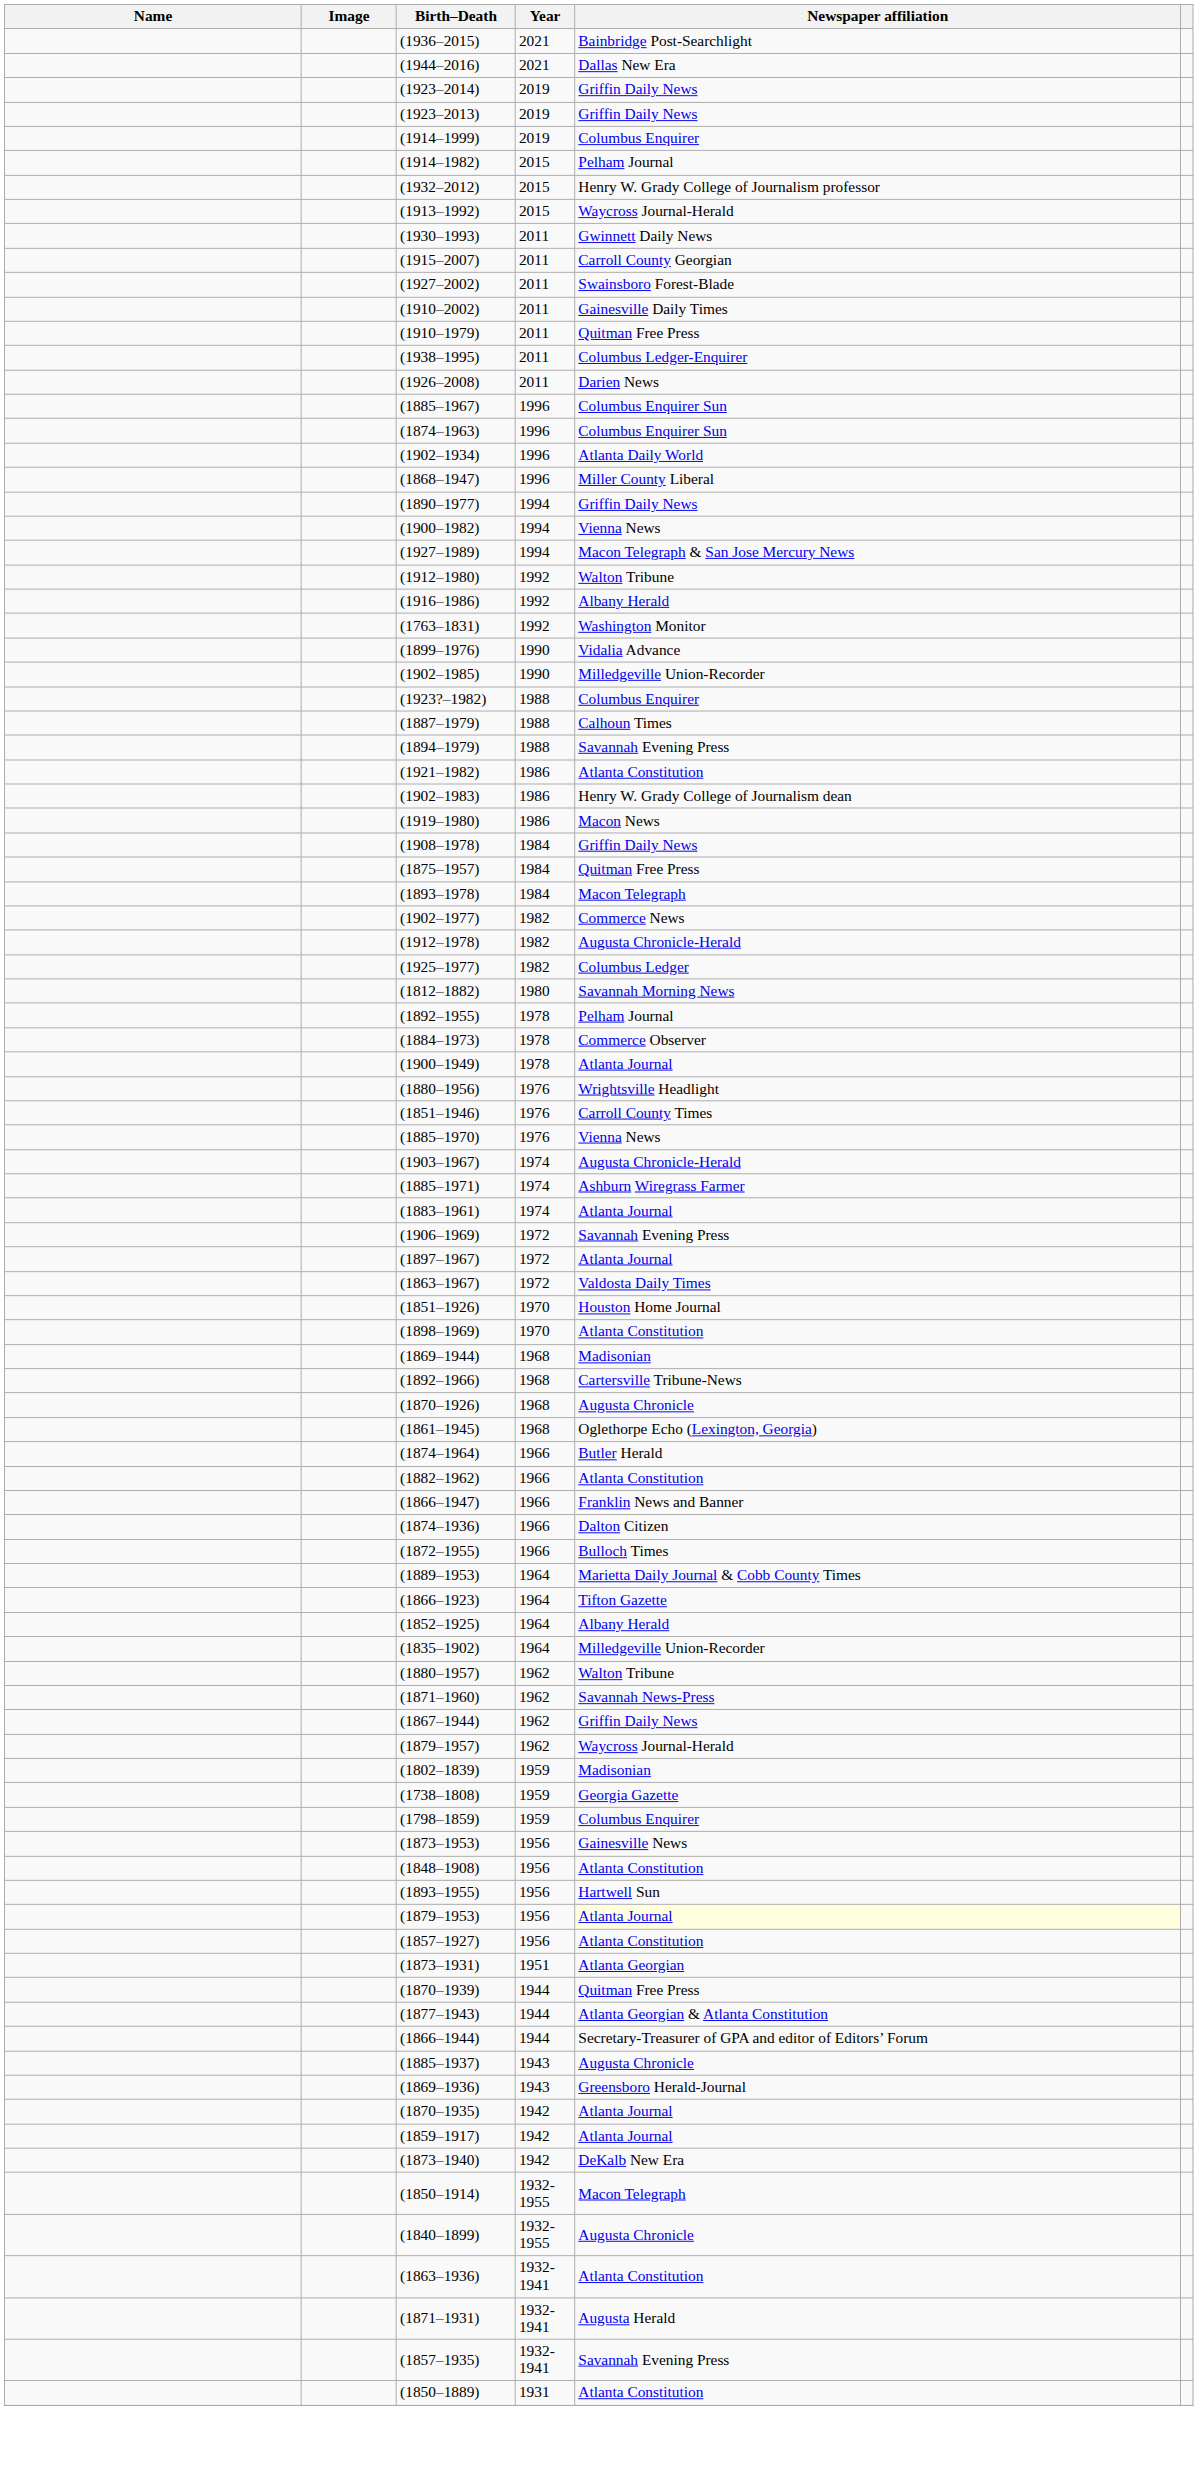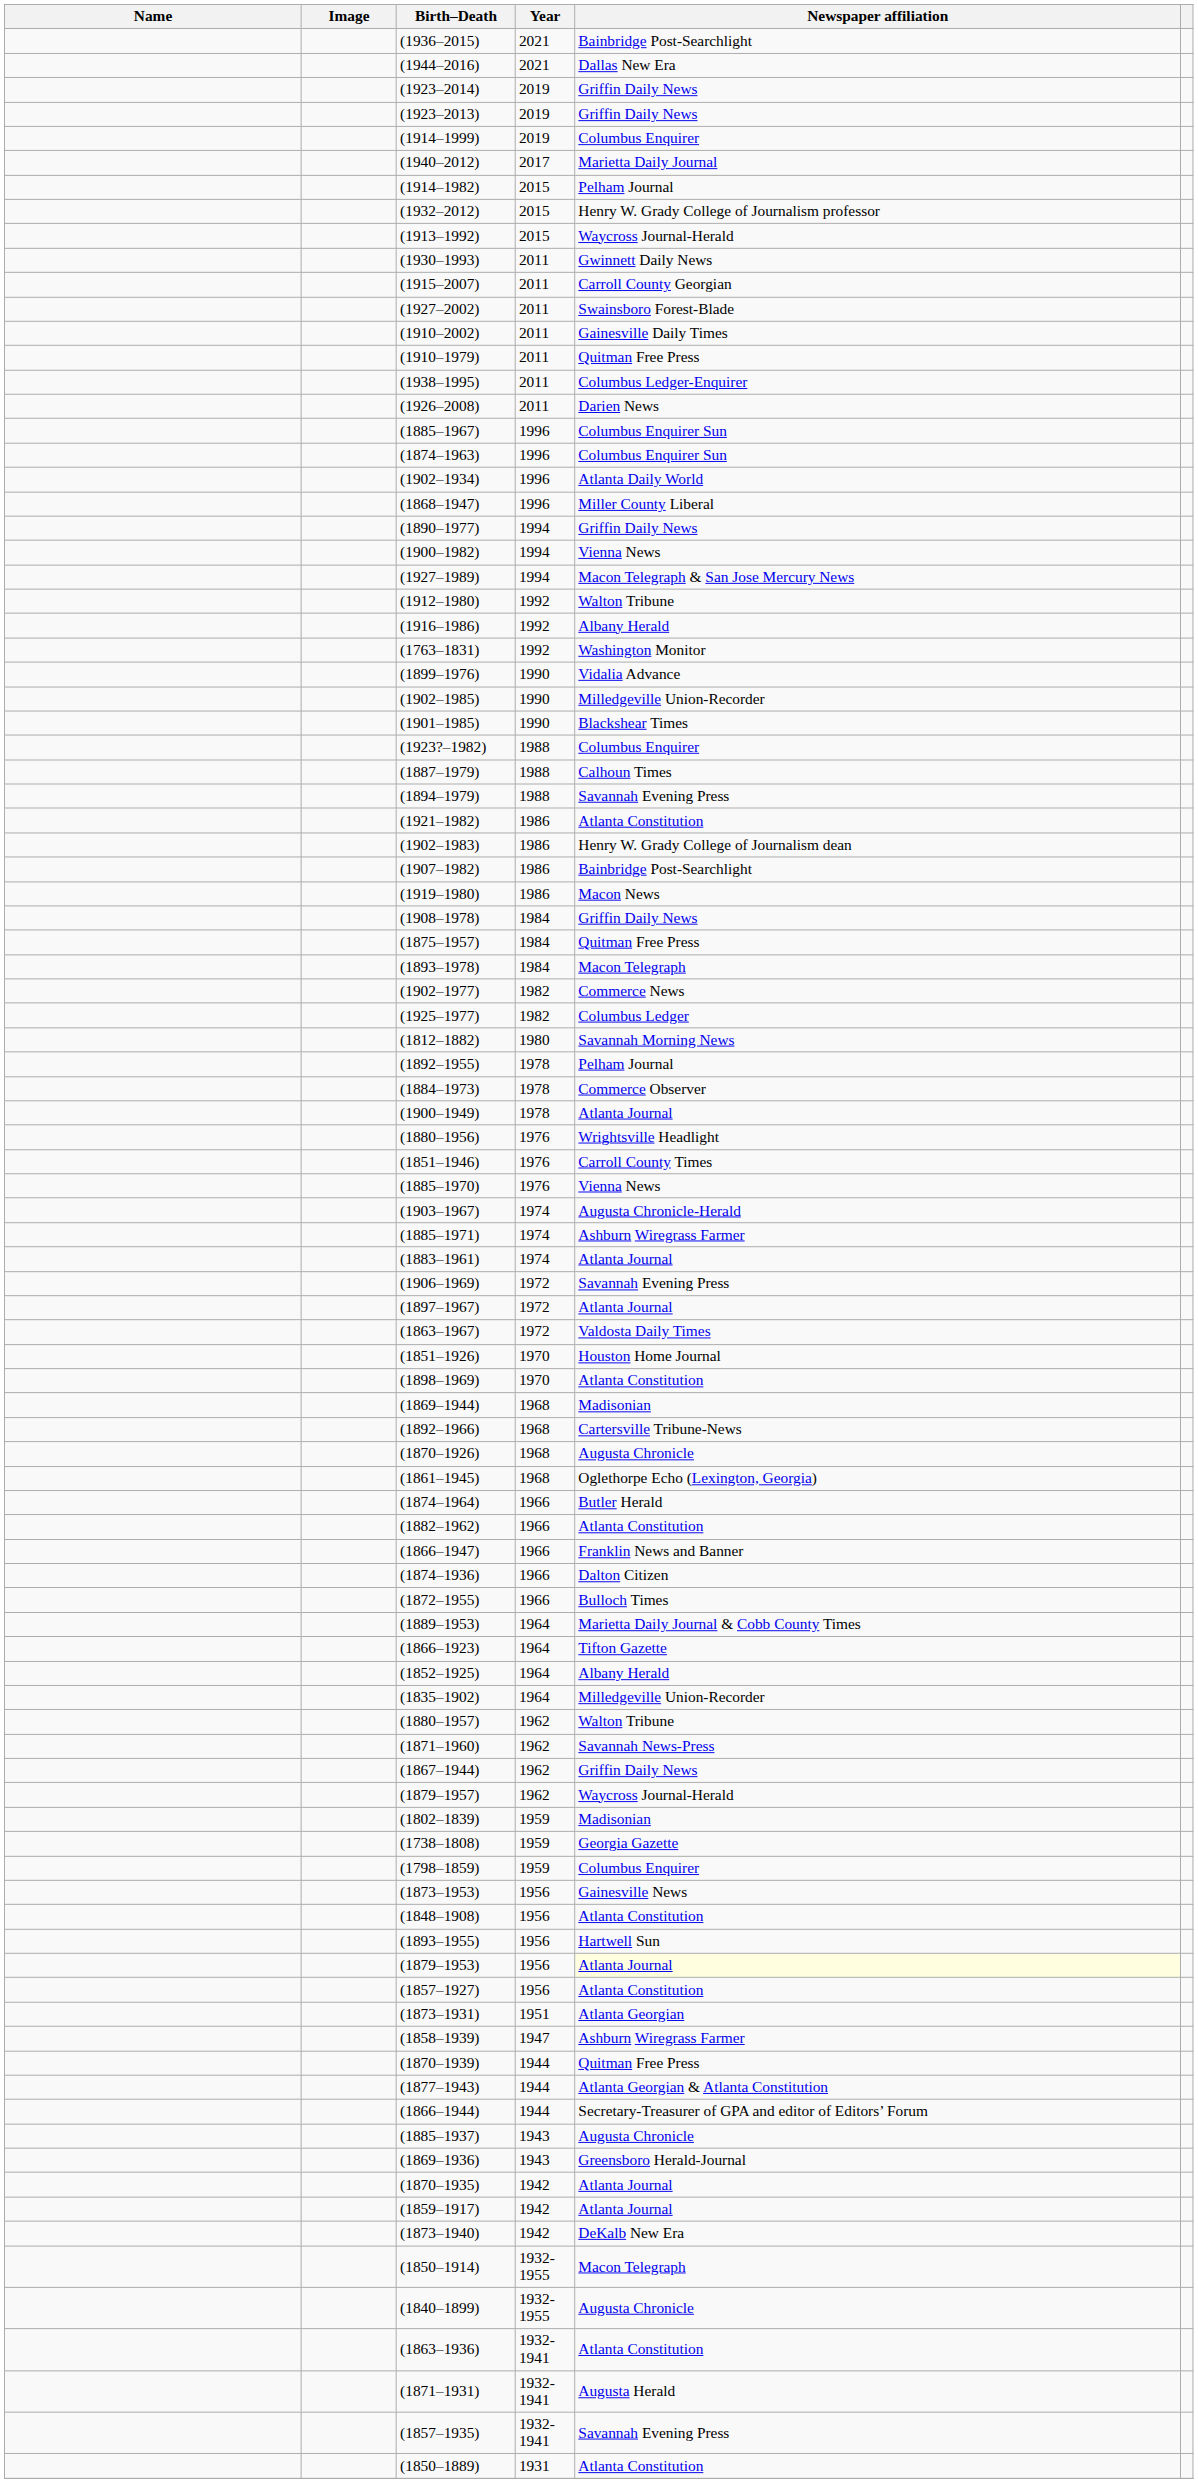+ row: (440, 162)
+ row: (440, 723)
+ row: (440, 869)
- row: (440, 942)
+ row: (440, 2038)
